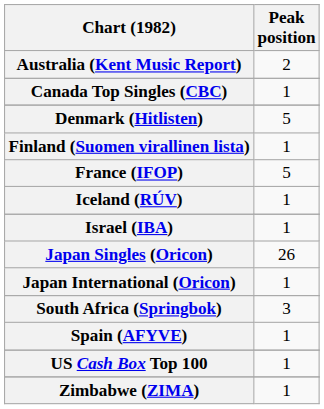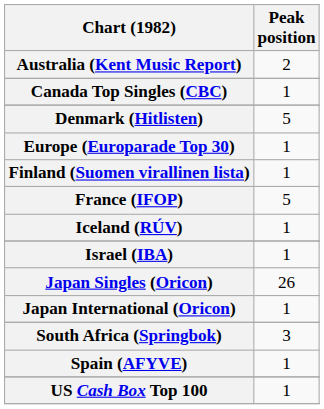+ row: (129, 145)
- row: (129, 390)
